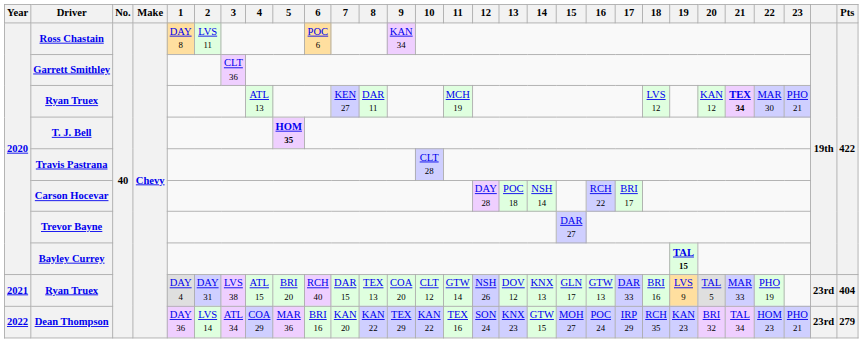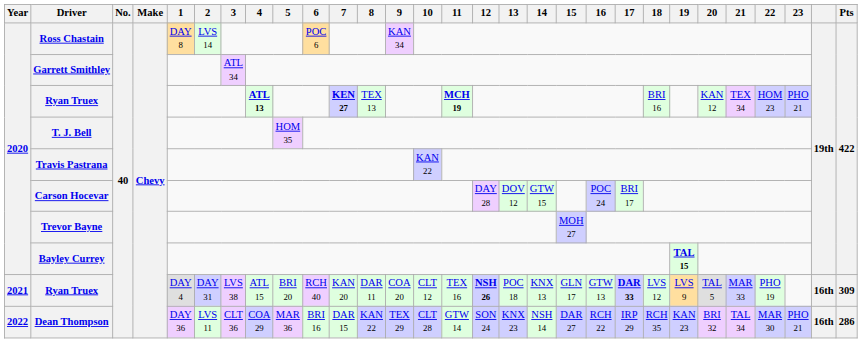(208, 38) LVS 11 -> (208, 38) LVS 14
(233, 69) CLT 36 -> (233, 69) ATL 34
(259, 101) normal -> (259, 101) bold
(345, 101) normal -> (344, 101) bold
(373, 101) DAR 11 -> (372, 101) TEX 13
(458, 101) normal -> (457, 101) bold
(656, 101) LVS 12 -> (657, 101) BRI 16
(740, 101) bold -> (741, 101) normal
(769, 101) MAR 30 -> (770, 101) HOM 23
(289, 132) bold -> (288, 132) normal
(429, 164) CLT 28 -> (427, 164) KAN 22
(513, 195) POC 18 -> (513, 195) DOV 12
(542, 195) NSH 14 -> (542, 195) GTW 15
(601, 195) RCH 22 -> (601, 195) POC 24
(571, 227) DAR 27 -> (571, 227) MOH 27
(345, 289) DAR 15 -> (344, 289) KAN 20
(373, 289) TEX 13 -> (372, 289) DAR 11
(458, 289) GTW 14 -> (457, 289) TEX 16
(486, 289) normal -> (486, 290) bold
(513, 289) DOV 12 -> (513, 289) POC 18
(629, 289) normal -> (629, 290) bold
(656, 289) BRI 16 -> (657, 289) LVS 12
(824, 290) 23rd -> (824, 290) 16th
(847, 290) 404 -> (847, 290) 309
(208, 321) LVS 14 -> (208, 321) LVS 11
(233, 321) ATL 34 -> (233, 321) CLT 36
(345, 321) KAN 20 -> (344, 321) DAR 15
(429, 321) KAN 22 -> (427, 321) CLT 28
(458, 321) TEX 16 -> (457, 321) GTW 14
(542, 321) GTW 15 -> (542, 321) NSH 14
(571, 321) MOH 27 -> (571, 321) DAR 27
(601, 321) POC 24 -> (601, 321) RCH 22
(769, 321) HOM 23 -> (770, 321) MAR 30
(824, 321) 23rd -> (824, 321) 16th
(847, 321) 279 -> (847, 321) 286
